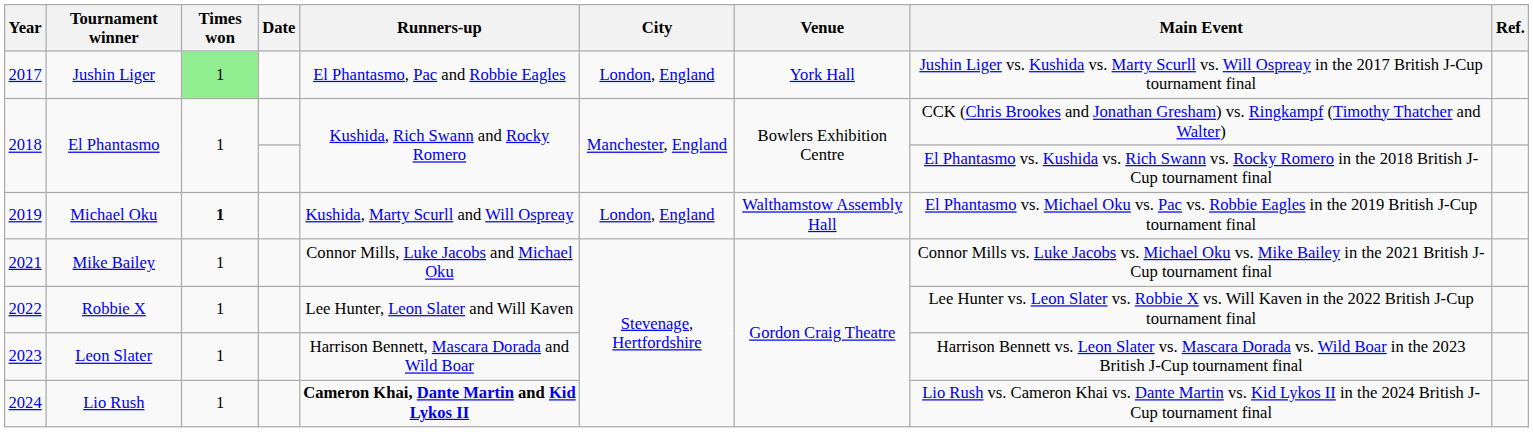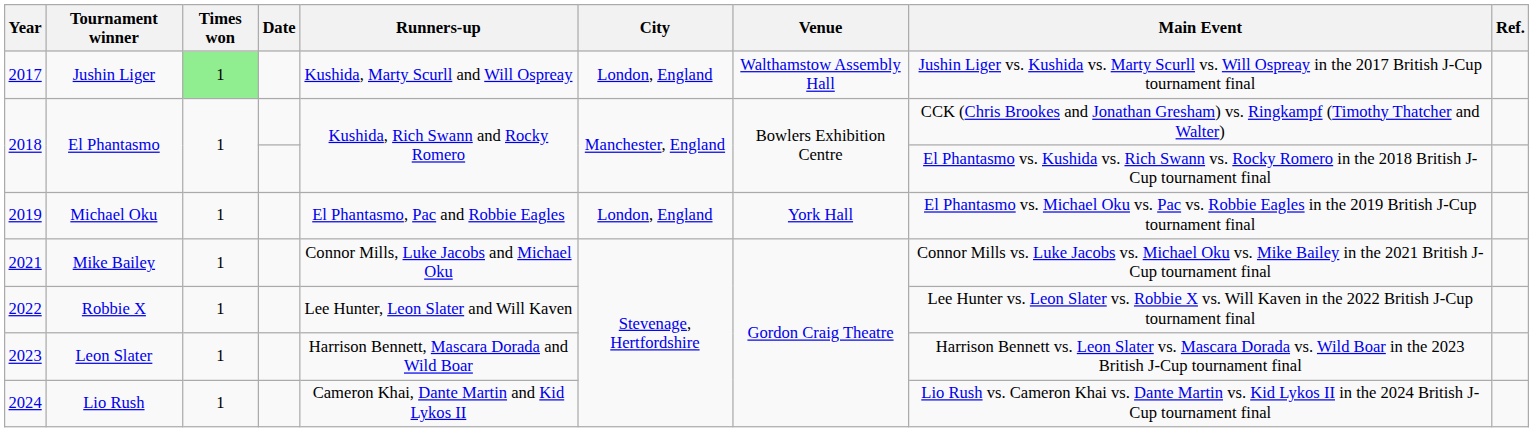(439, 74) El Phantasmo, Pac and Robbie Eagles -> (438, 74) Kushida, Marty Scurll and Will Ospreay
(822, 74) York Hall -> (821, 74) Walthamstow Assembly Hall
(220, 215) bold -> (220, 215) normal
(439, 215) Kushida, Marty Scurll and Will Ospreay -> (438, 215) El Phantasmo, Pac and Robbie Eagles
(822, 215) Walthamstow Assembly Hall -> (820, 215) York Hall
(439, 402) bold -> (438, 402) normal
